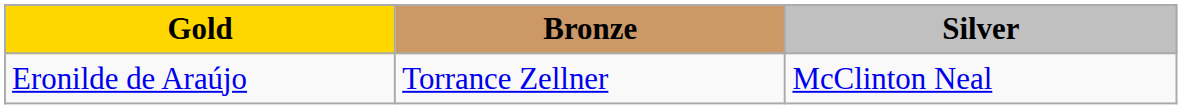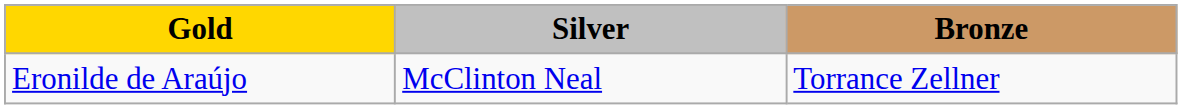columns swapped: (981, 28) <-> (590, 28)
